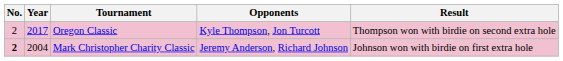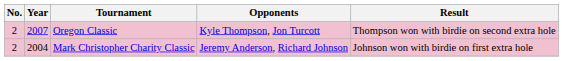(38, 30) 2017 -> (38, 30) 2007
(14, 47) bold -> (14, 47) normal
